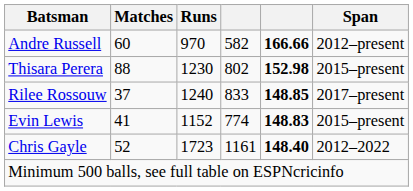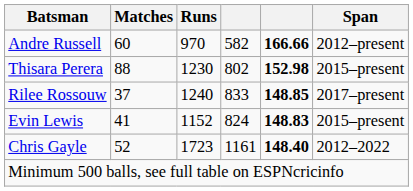(237, 120) 774 -> (237, 120) 824
